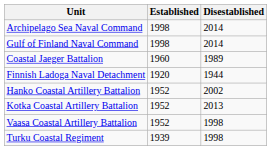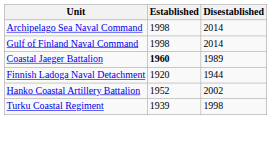(160, 59) normal -> (160, 59) bold
- row: (72, 106)
- row: (72, 122)
